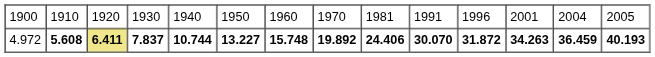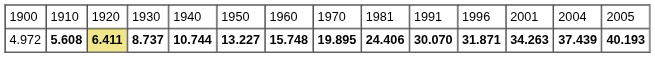(148, 40) 7.837 -> (148, 40) 8.737
(337, 40) 19.892 -> (337, 40) 19.895
(481, 40) 31.872 -> (481, 40) 31.871
(578, 40) 36.459 -> (578, 40) 37.439
